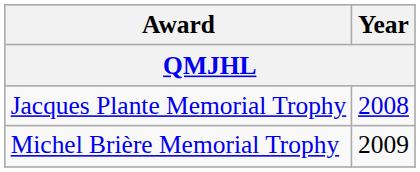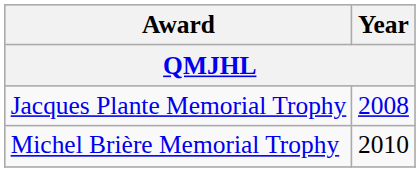(383, 145) 2009 -> (383, 145) 2010
